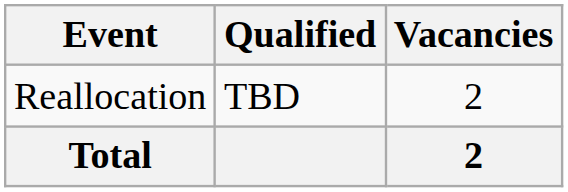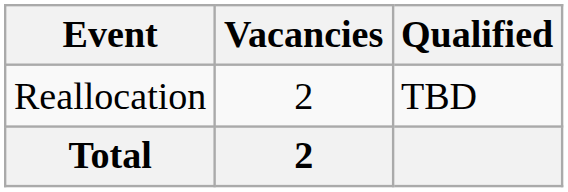columns swapped: (474, 34) <-> (300, 34)
